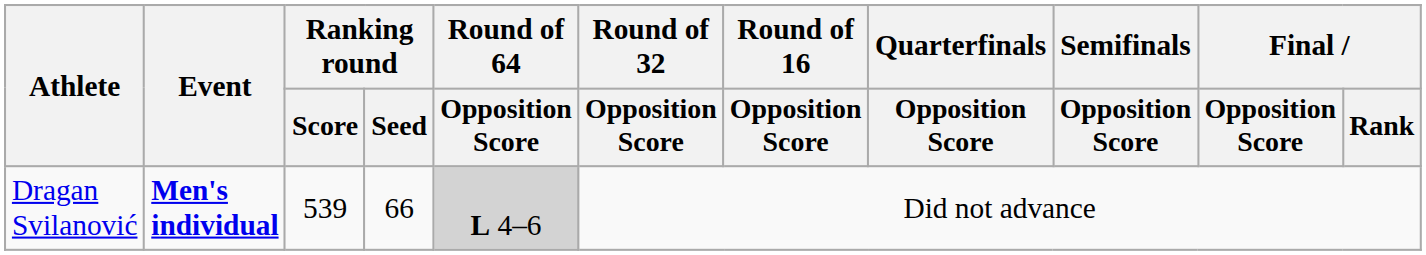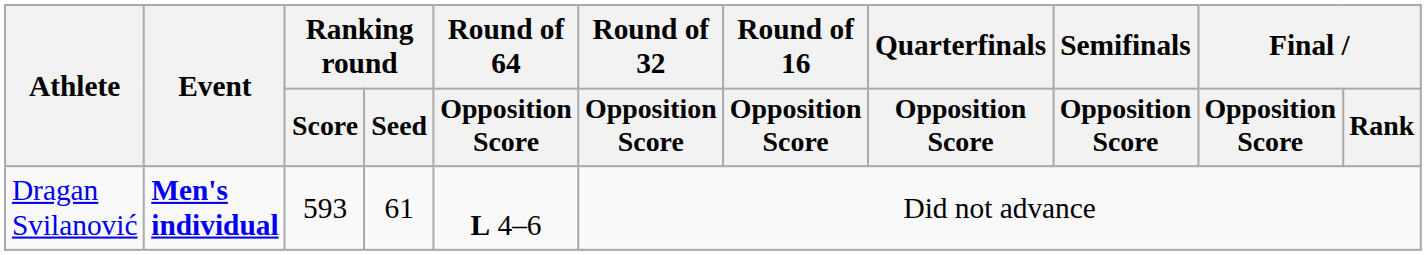(325, 208) 539 -> (325, 208) 593
(399, 208) 66 -> (399, 208) 61
(506, 225) lightgrey background -> (506, 225) no background
